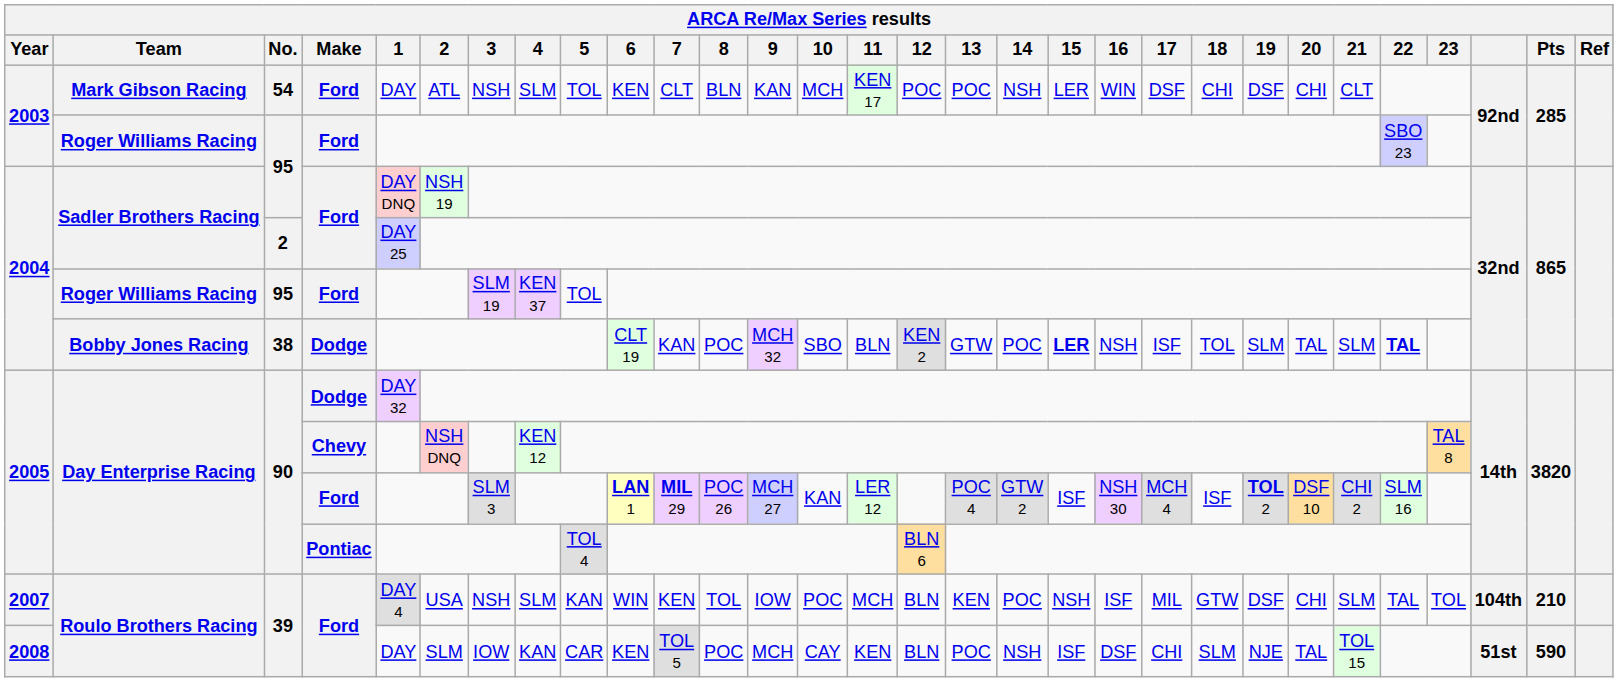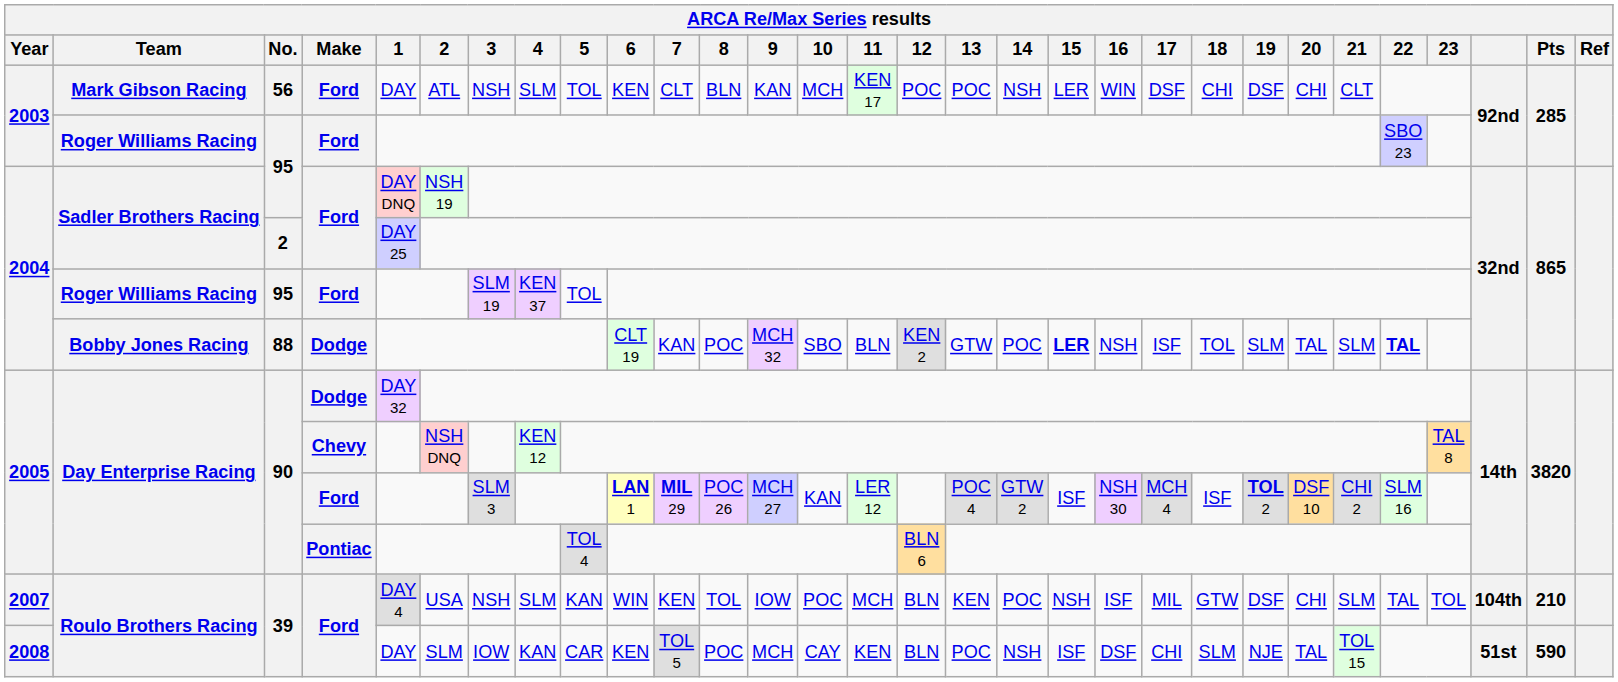(283, 90) 54 -> (283, 90) 56
(283, 345) 38 -> (283, 345) 88
